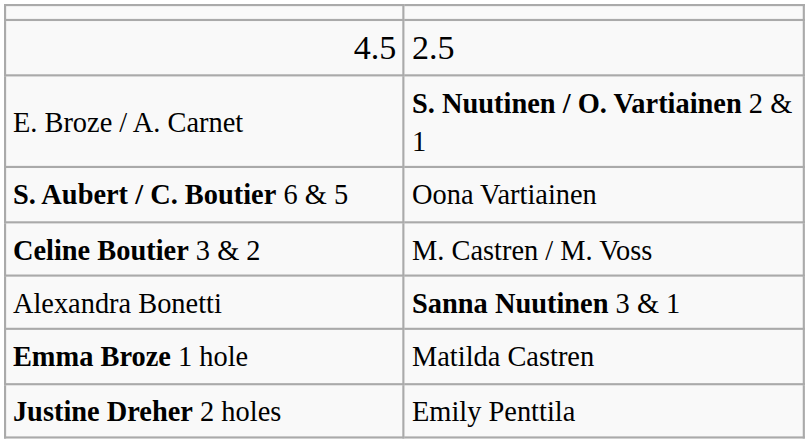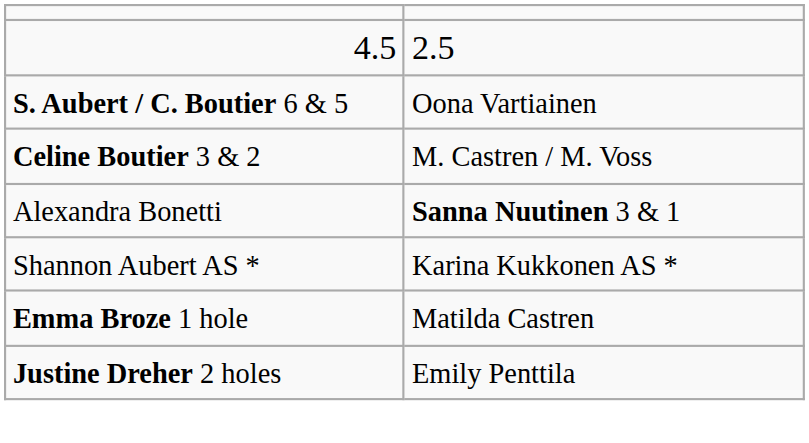- row: (128, 122)
+ row: (136, 265)
